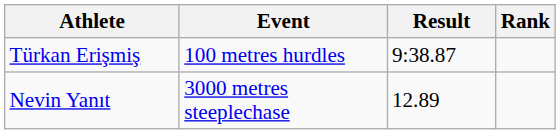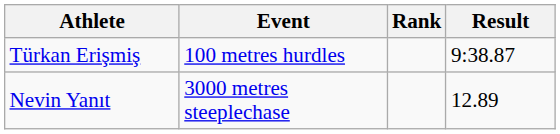columns swapped: (441, 21) <-> (525, 21)
